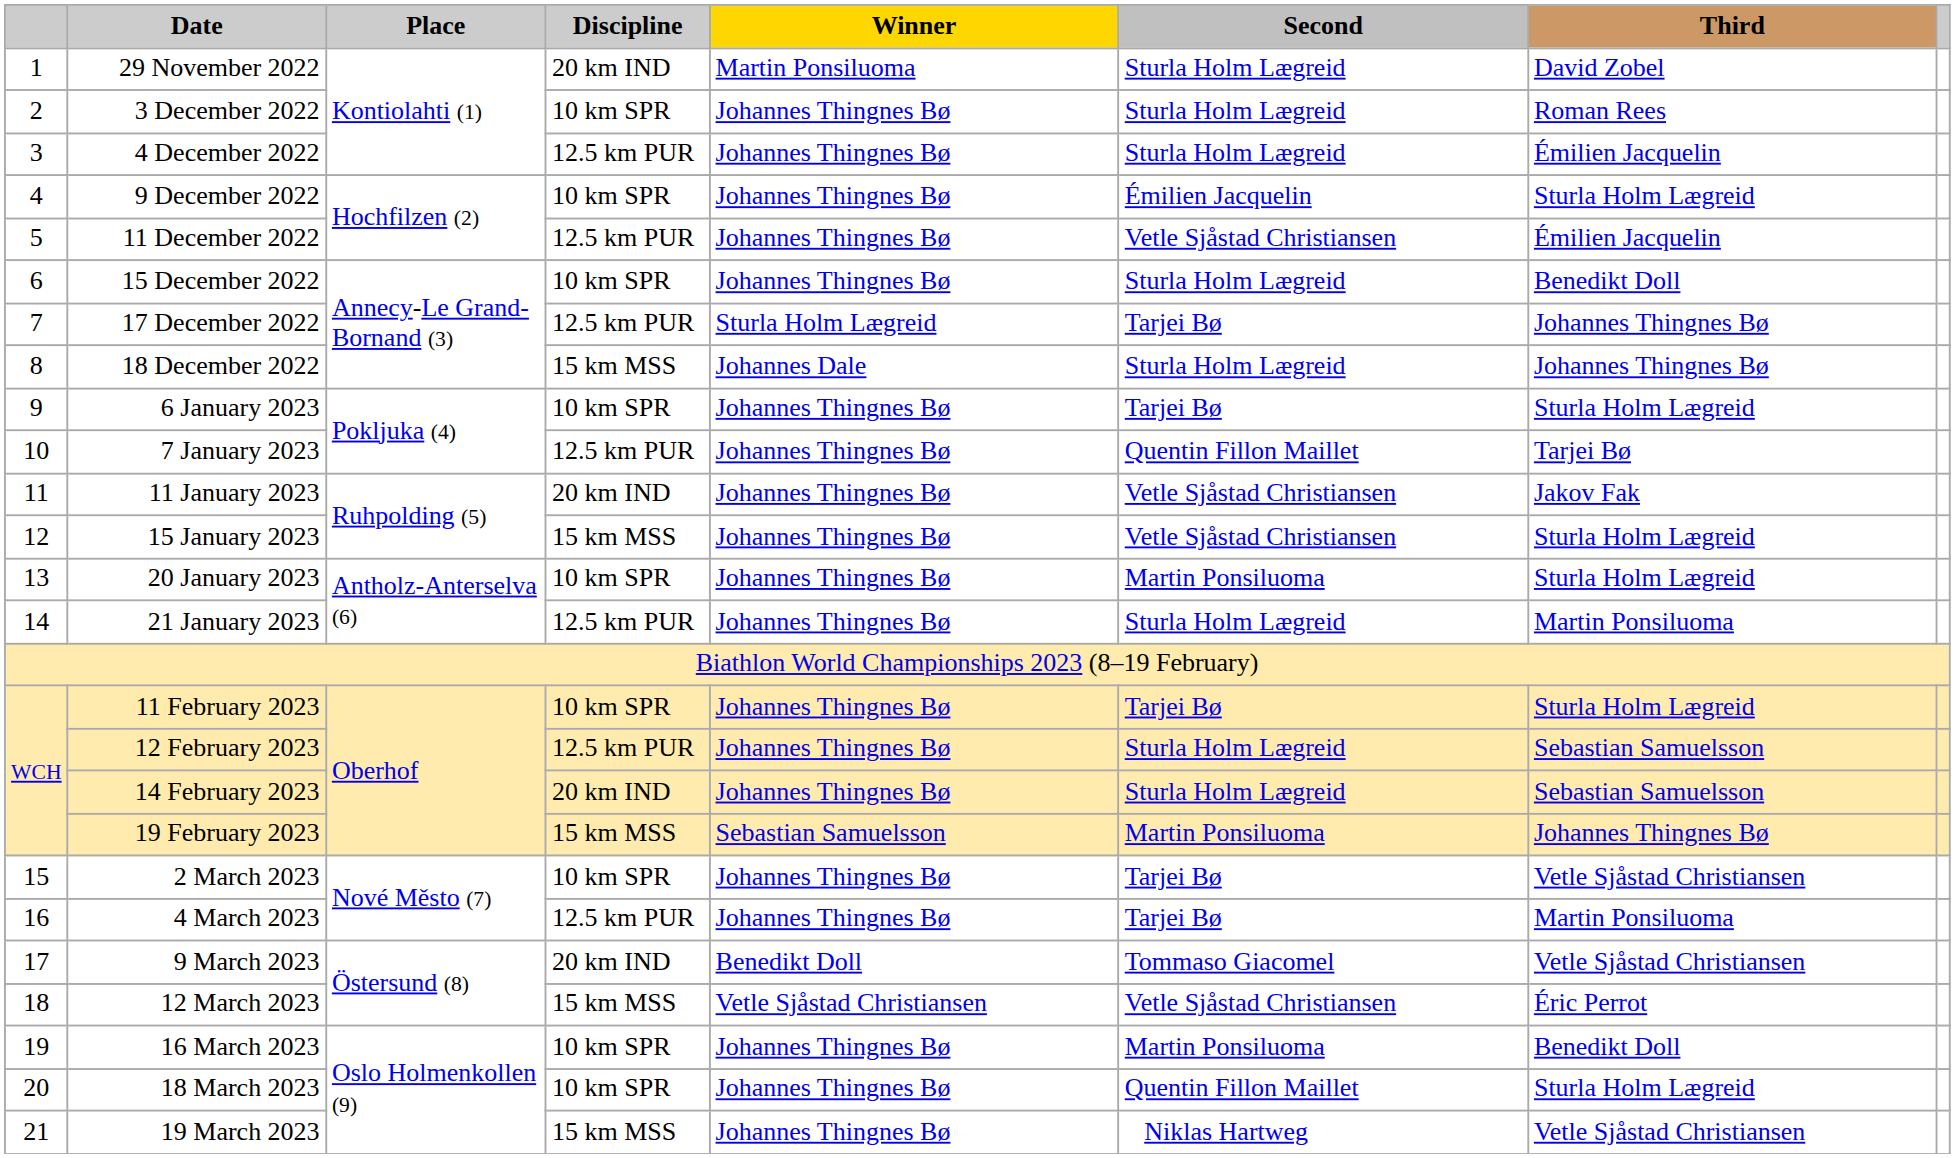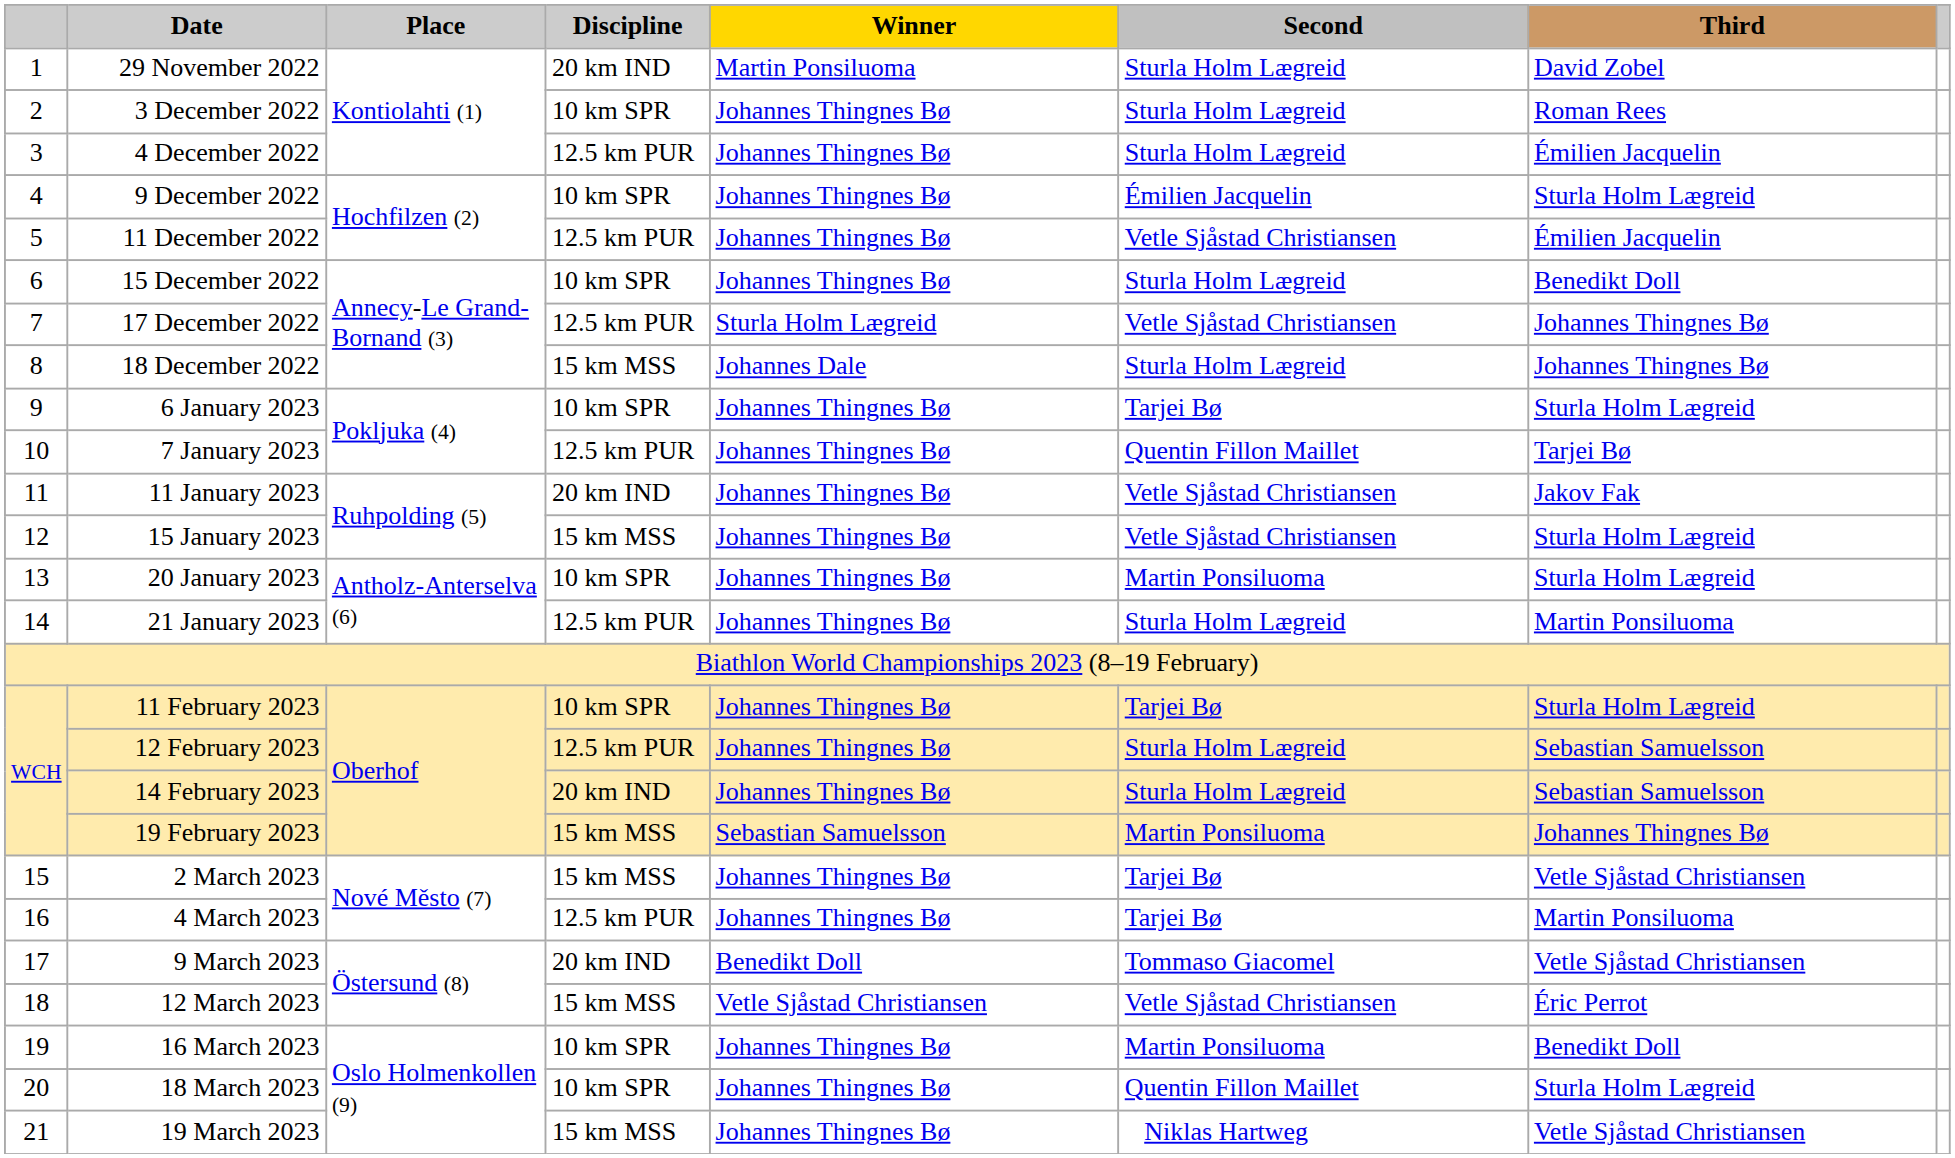(1173, 323) Tarjei Bø -> (1260, 323) Vetle Sjåstad Christiansen
(611, 876) 10 km SPR -> (614, 876) 15 km MSS
